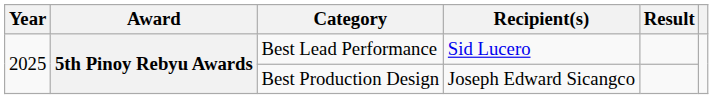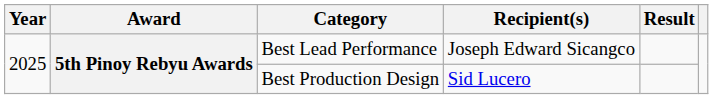(489, 49) Sid Lucero -> (541, 49) Joseph Edward Sicangco
(541, 78) Joseph Edward Sicangco -> (489, 78) Sid Lucero
